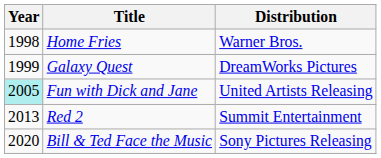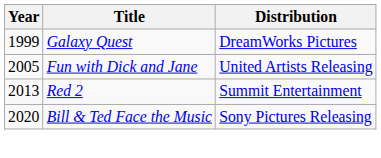- row: (84, 41)
(24, 91) paleturquoise background -> (24, 66) no background
